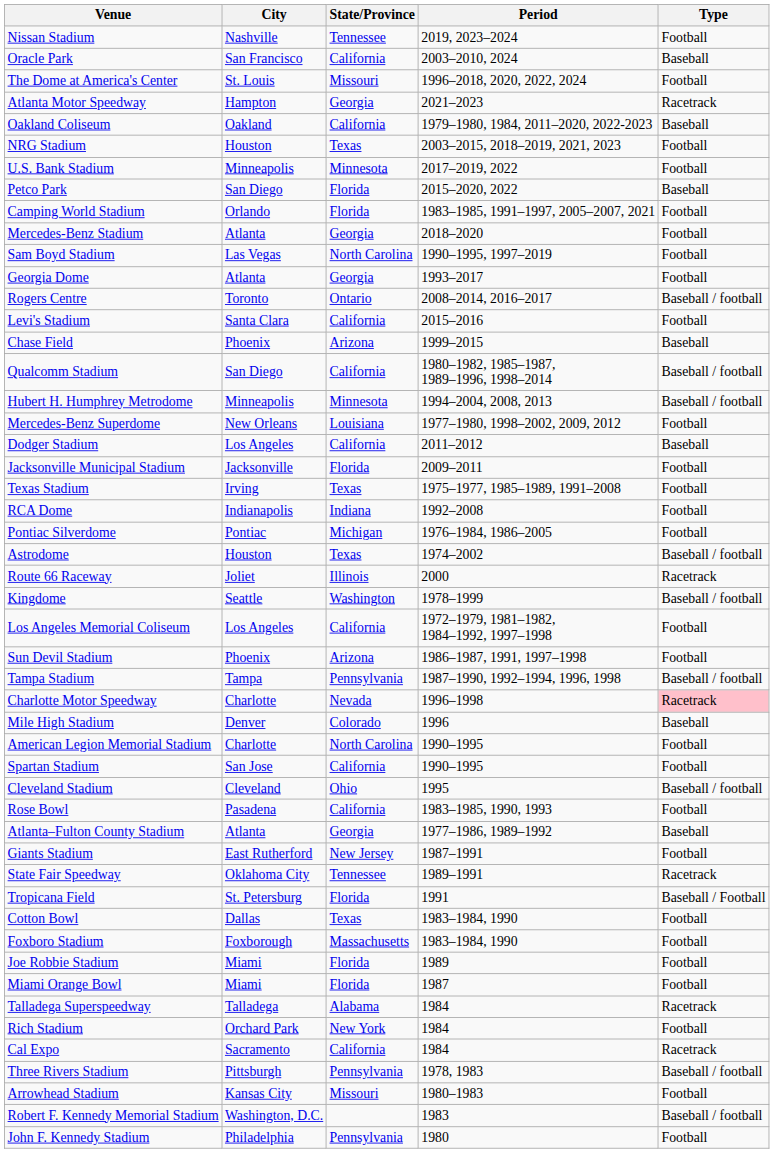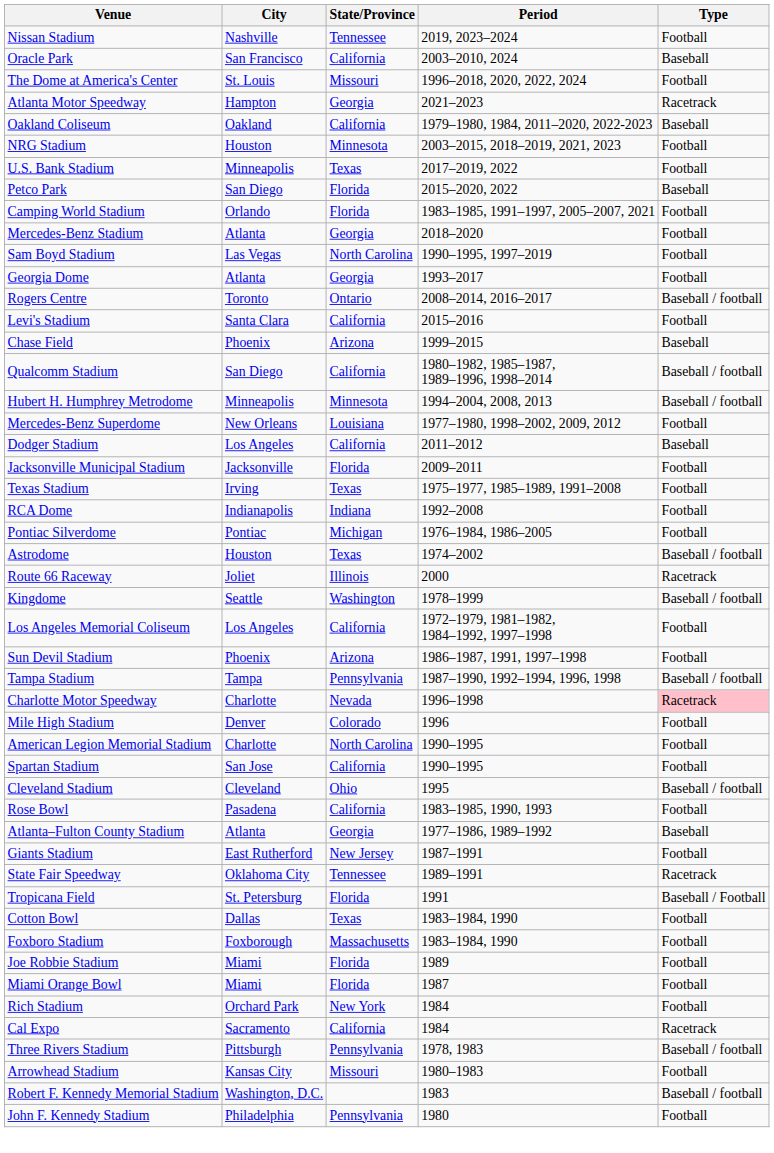(346, 146) Texas -> (359, 146) Minnesota
(359, 168) Minnesota -> (346, 168) Texas
(685, 722) Baseball -> (684, 722) Football
- row: (79, 1006)
